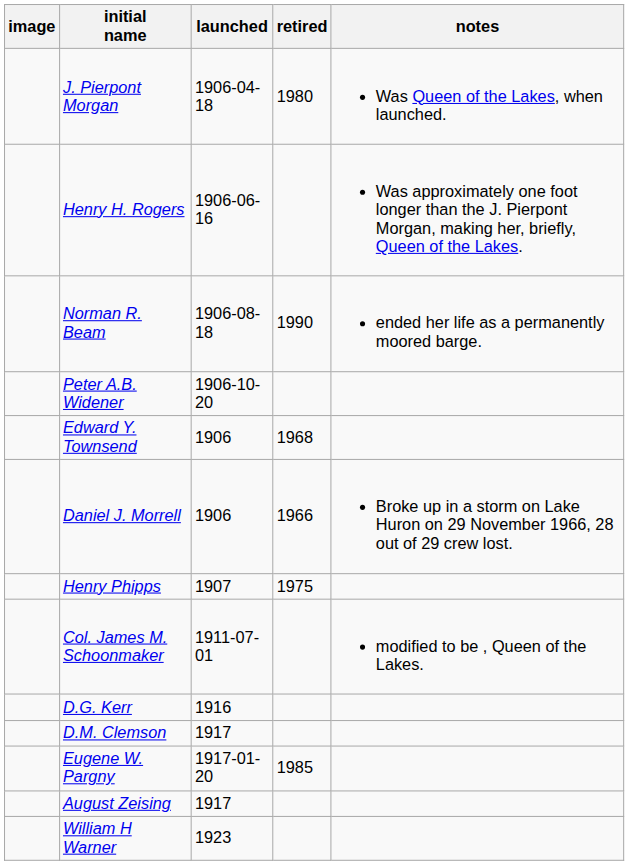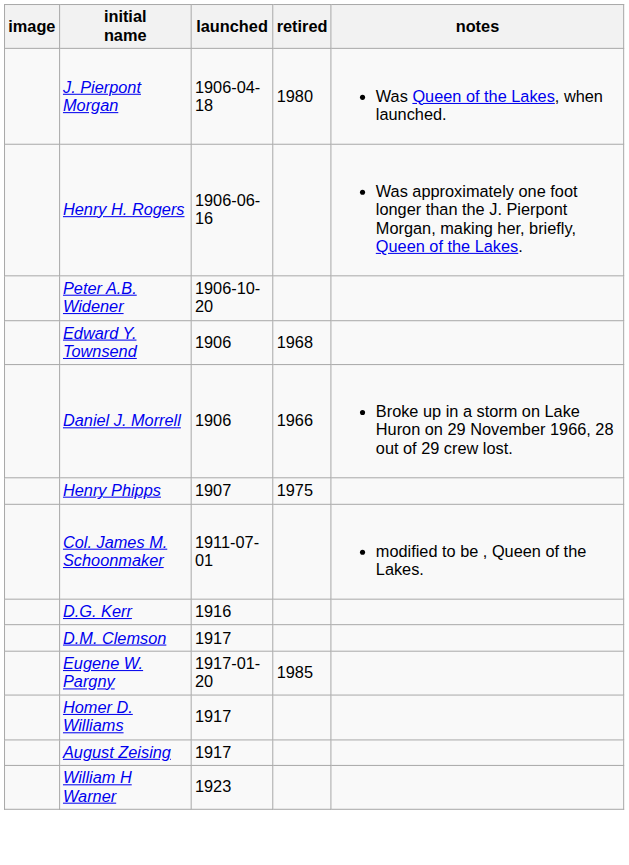- row: (102, 323)
+ row: (98, 717)
